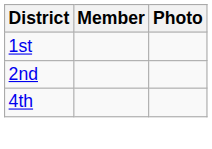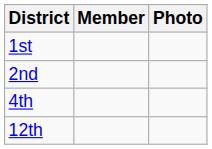+ row: (26, 130)
